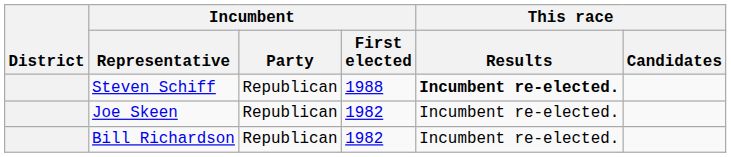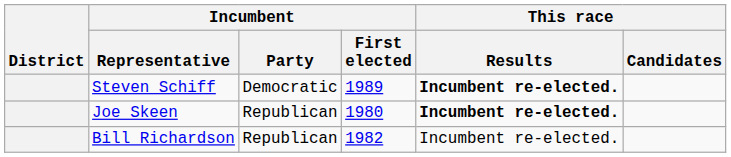(290, 88) Republican -> (290, 88) Democratic
(364, 88) 1988 -> (364, 88) 1989
(364, 113) 1982 -> (364, 113) 1980
(519, 113) normal -> (519, 113) bold
